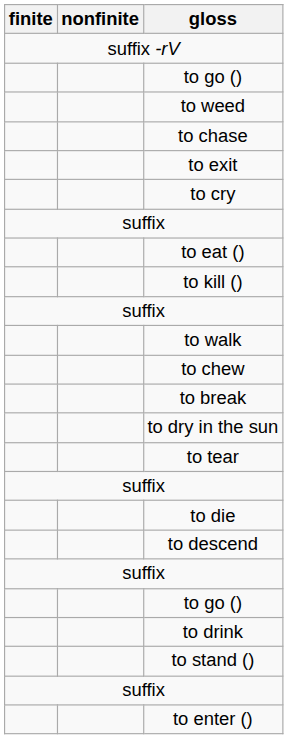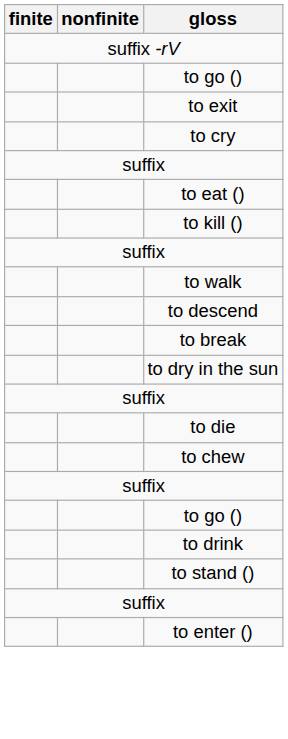- row: (31, 107)
- row: (31, 136)
rows swapped: (31, 369) <-> (31, 544)
- row: (31, 457)
